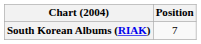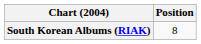(175, 30) 7 -> (175, 30) 8
